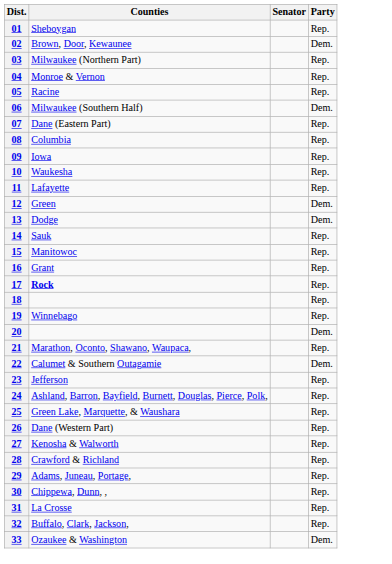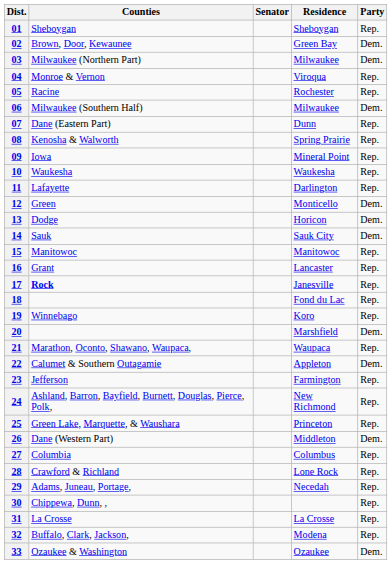+ column: (325, 12)
(320, 60) Rep. -> (371, 60) Dem.
(51, 140) Columbia -> (75, 140) Kenosha & Walworth
(320, 236) Rep. -> (371, 236) Dem.
(320, 428) Rep. -> (371, 439) Dem.
(75, 444) Kenosha & Walworth -> (51, 455) Columbia
